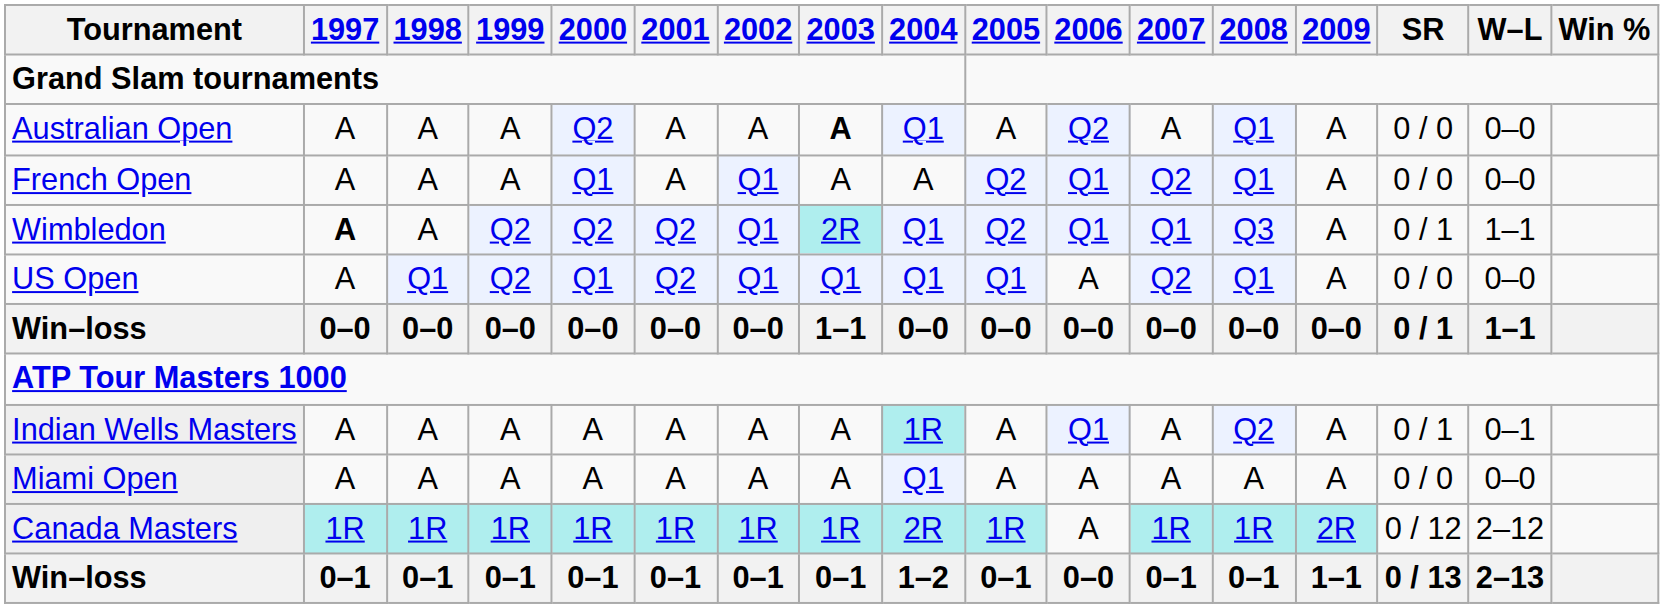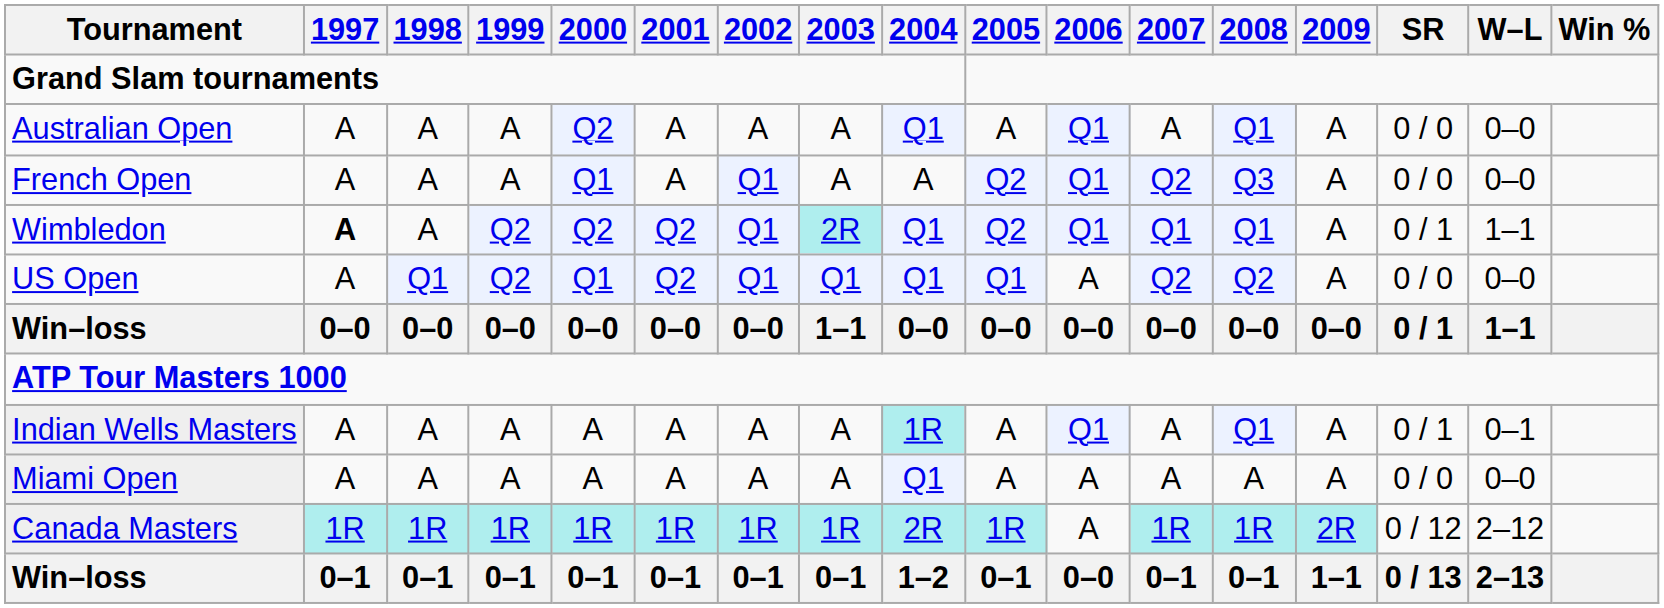(841, 128) bold -> (841, 128) normal
(1088, 128) Q2 -> (1088, 128) Q1
(1254, 178) Q1 -> (1254, 178) Q3
(1254, 228) Q3 -> (1254, 228) Q1
(1254, 278) Q1 -> (1254, 278) Q2
(1254, 427) Q2 -> (1254, 427) Q1
